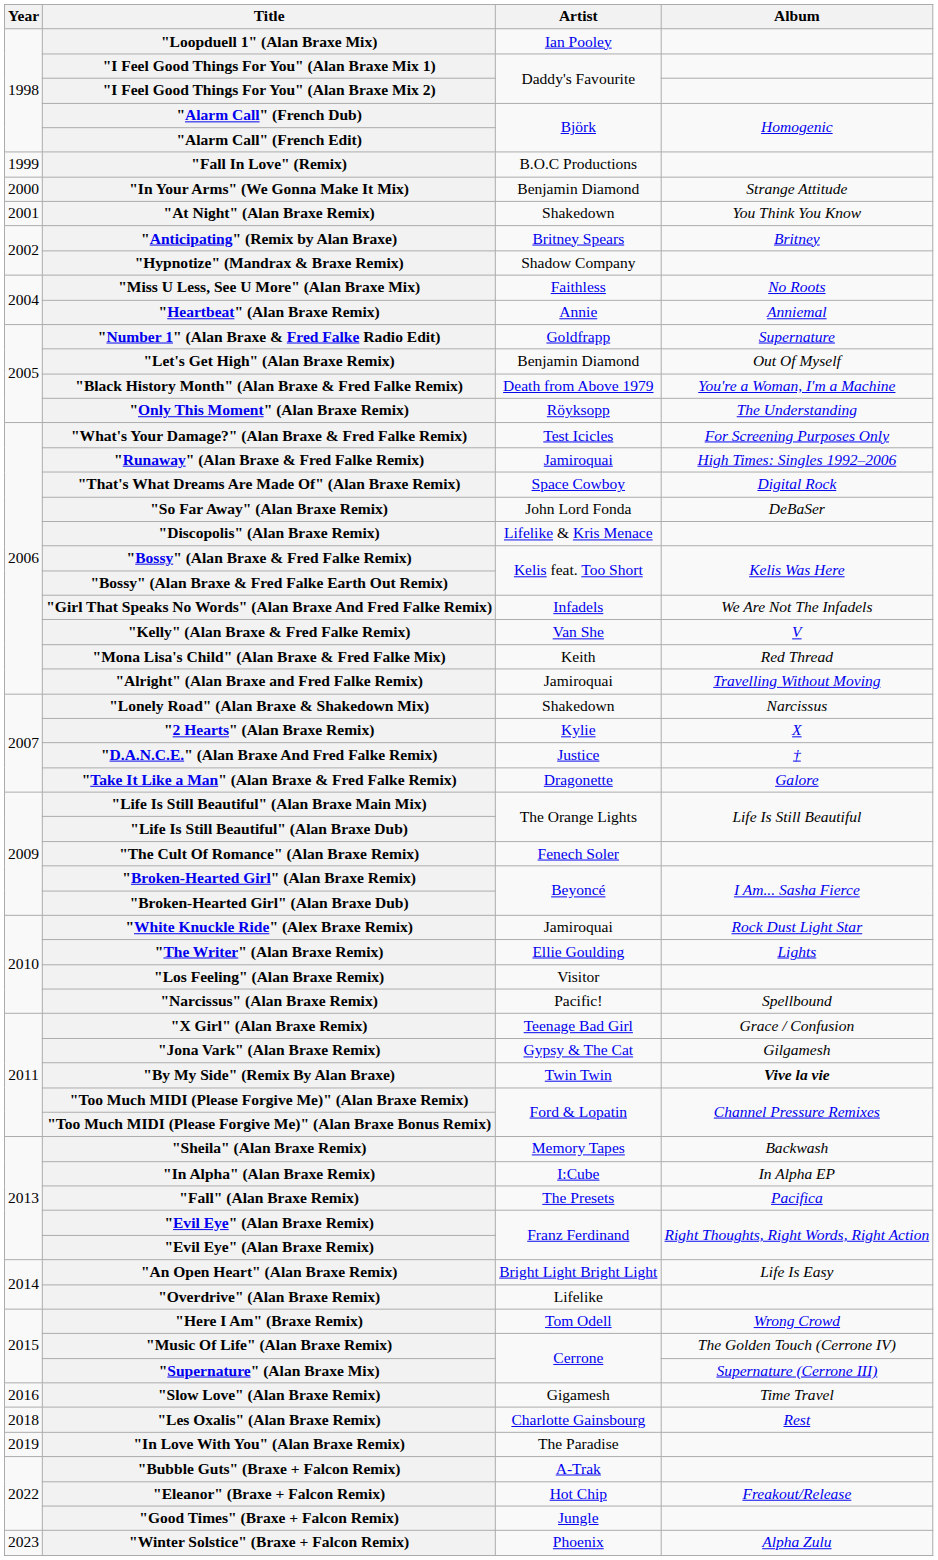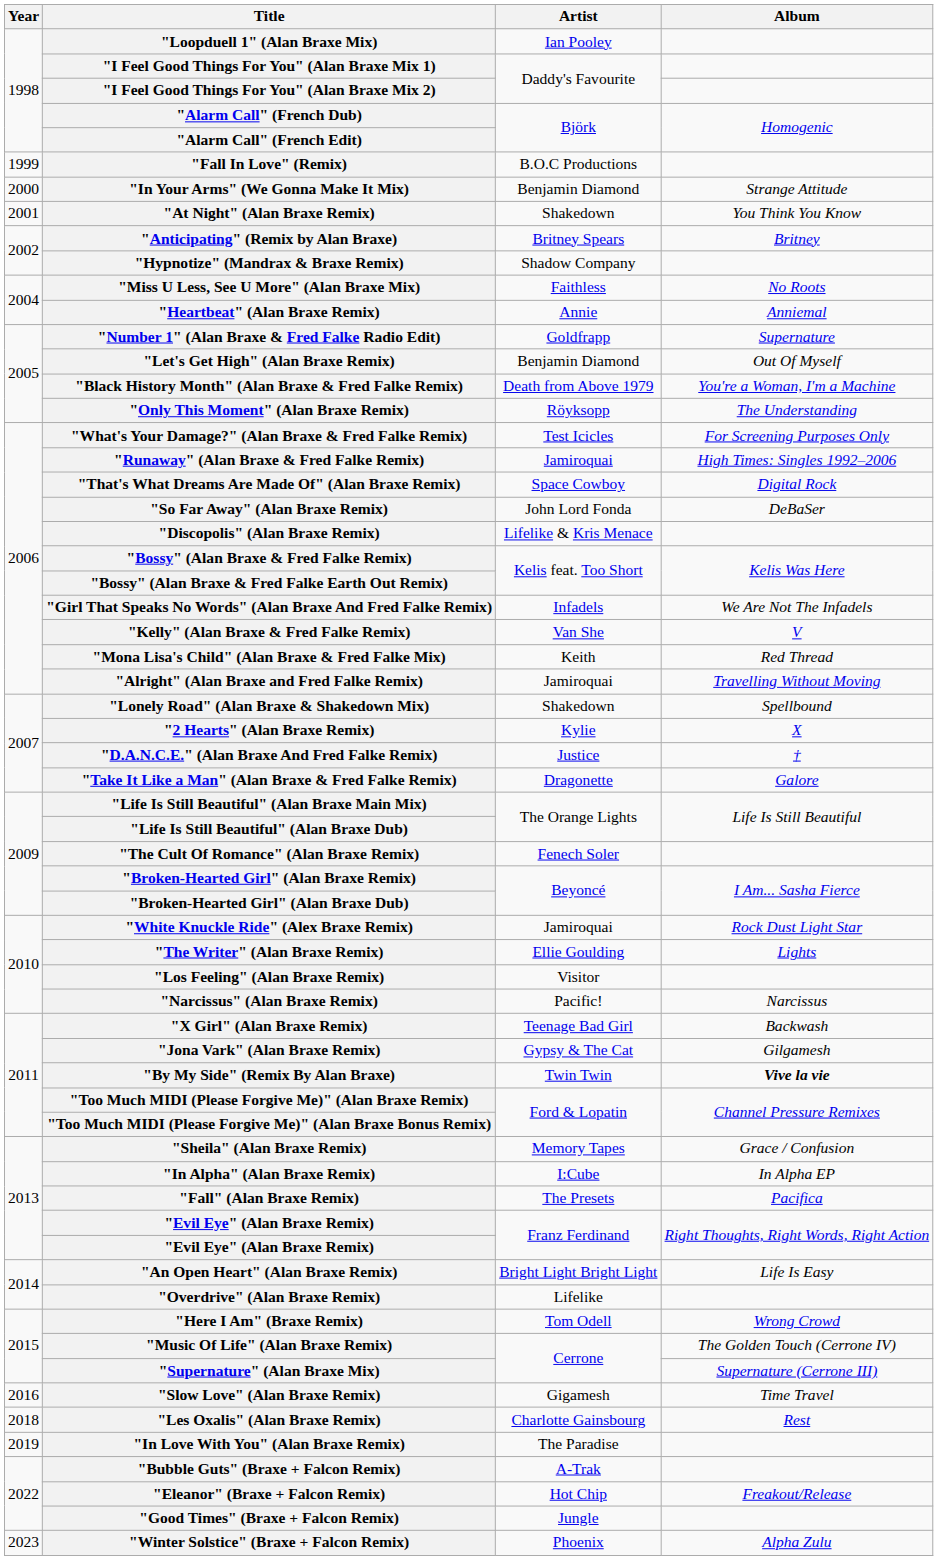(797, 705) Narcissus -> (797, 705) Spellbound
(797, 1001) Spellbound -> (797, 1001) Narcissus
(797, 1025) Grace / Confusion -> (797, 1025) Backwash
(797, 1149) Backwash -> (797, 1149) Grace / Confusion
